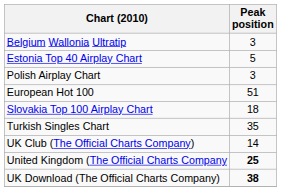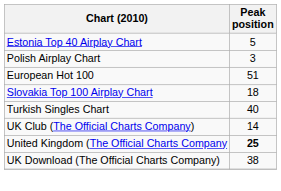- row: (66, 42)
(253, 127) 35 -> (253, 110) 40
(253, 178) bold -> (253, 161) normal
